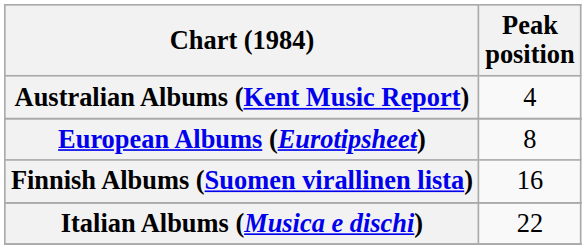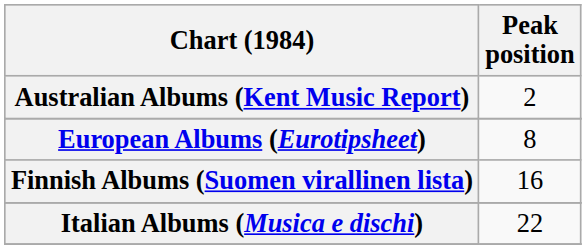(530, 97) 4 -> (530, 97) 2
